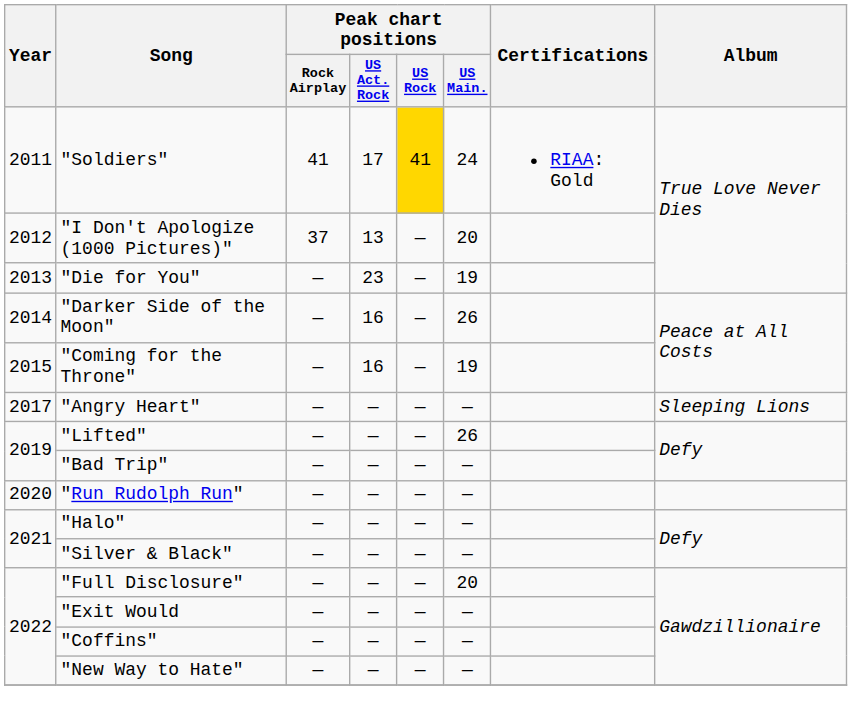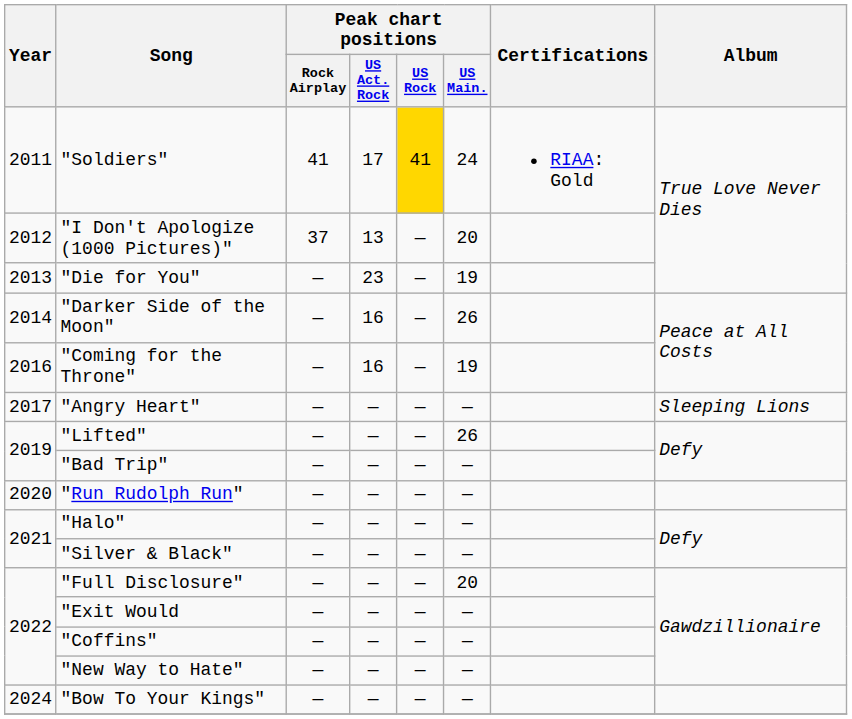(31, 368) 2015 -> (31, 368) 2016
+ row: (163, 699)
